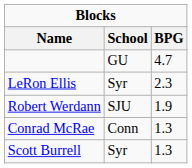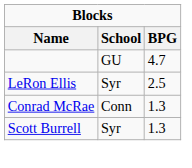(163, 83) 2.3 -> (157, 83) 2.5
- row: (54, 106)
